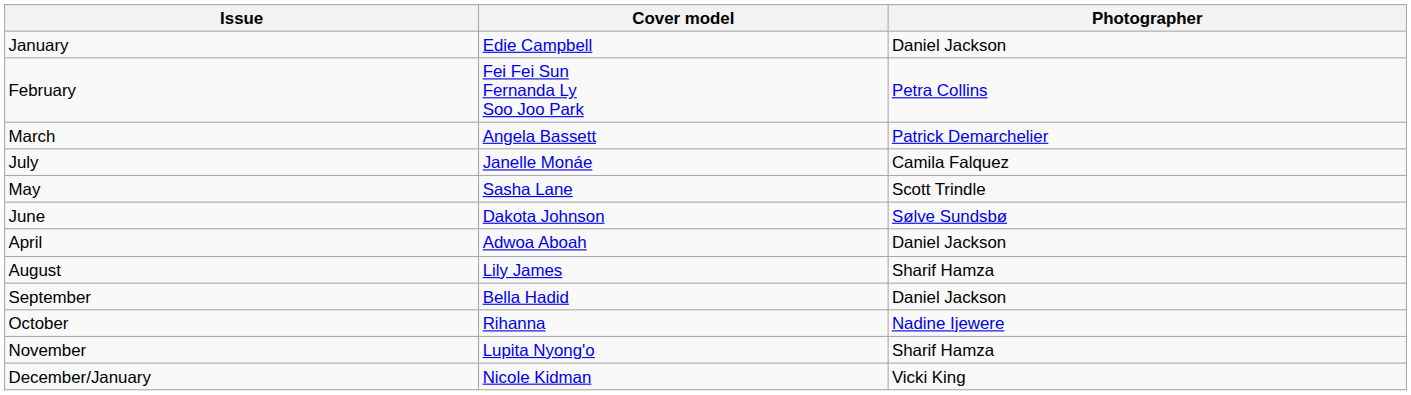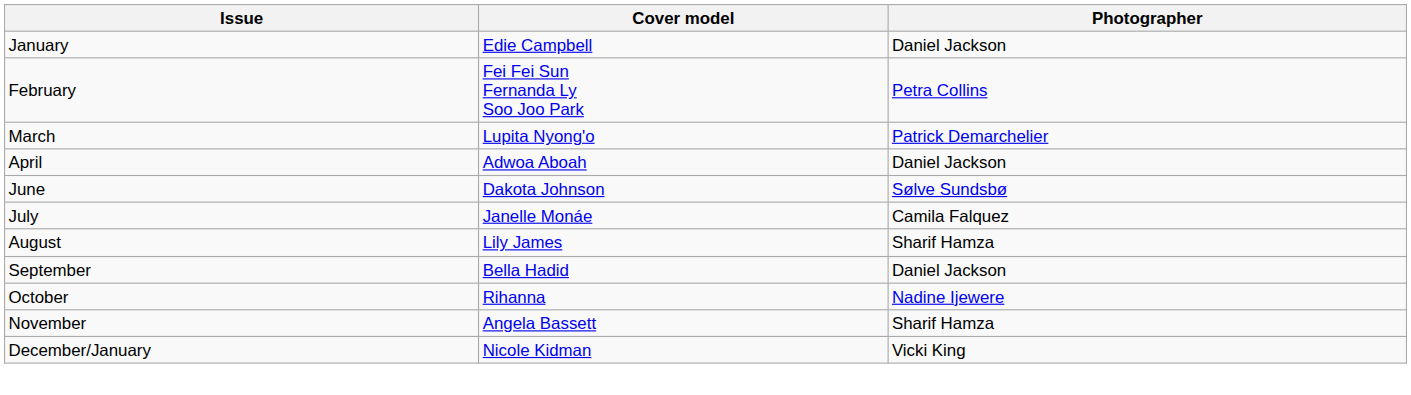(539, 136) Angela Bassett -> (539, 136) Lupita Nyong'o
rows swapped: (25, 243) <-> (23, 163)
- row: (24, 189)
(539, 350) Lupita Nyong'o -> (539, 323) Angela Bassett
